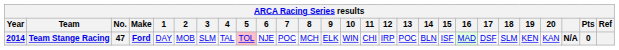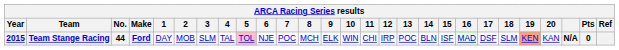(16, 38) 2014 -> (16, 38) 2015
(120, 38) 47 -> (120, 38) 44
(530, 38) no background -> (530, 38) lightsalmon background
